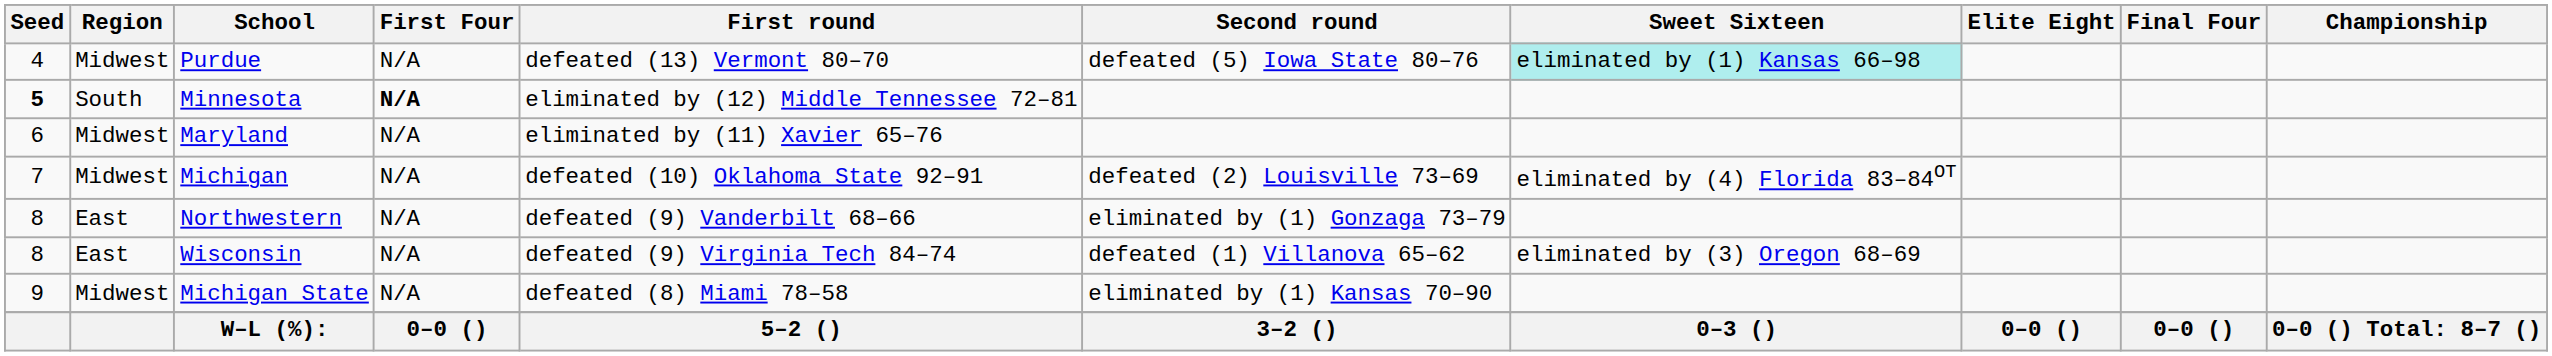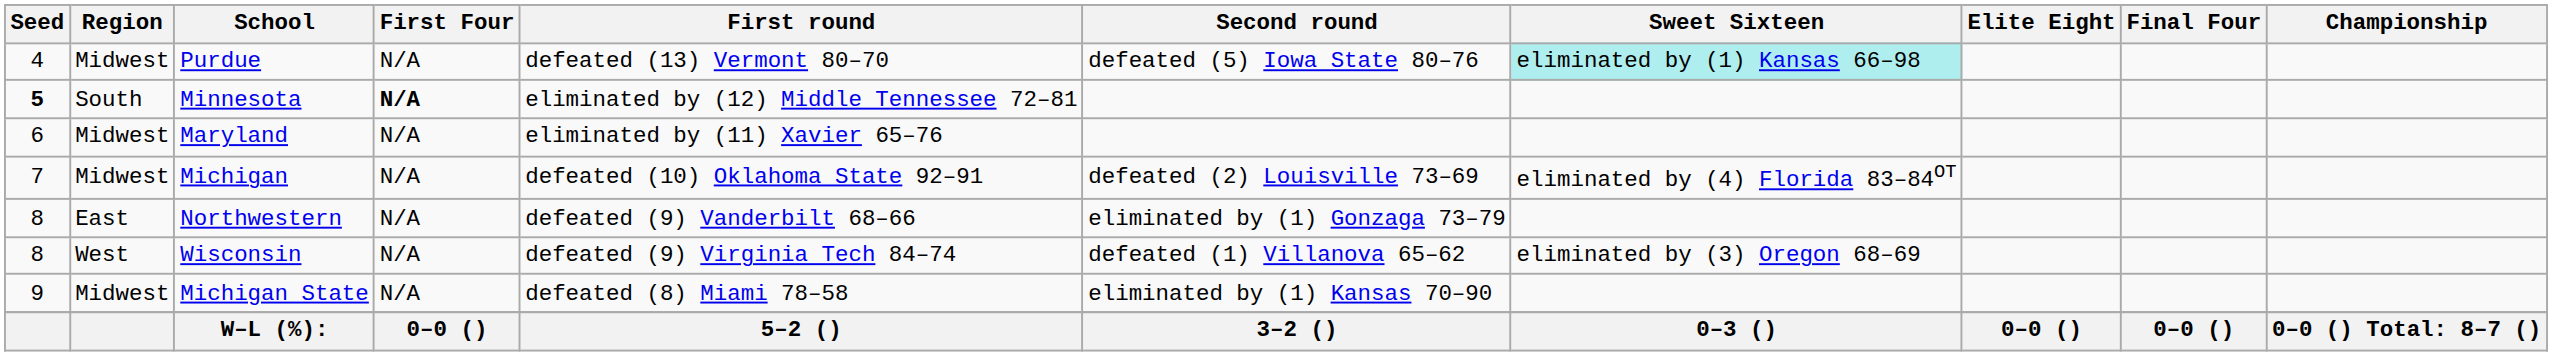(102, 256) East -> (102, 256) West
